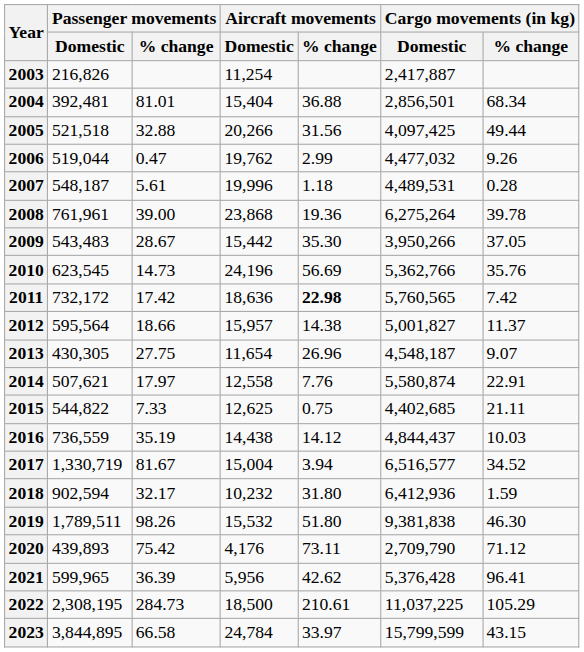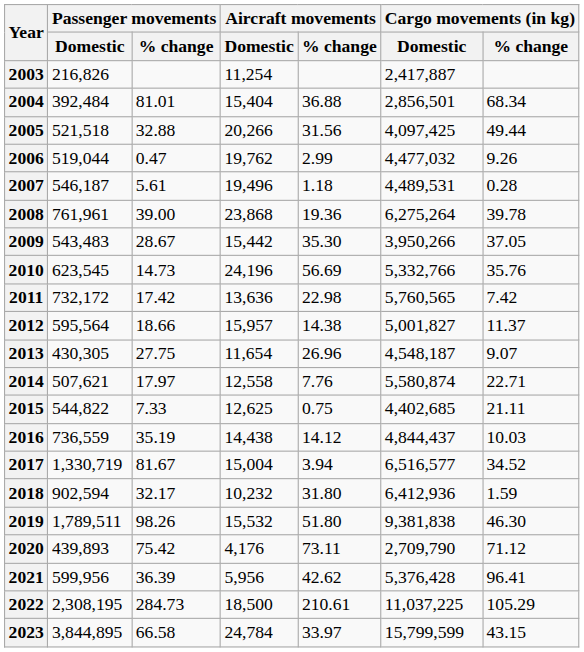(81, 102) 392,481 -> (81, 102) 392,484
(81, 185) 548,187 -> (81, 185) 546,187
(249, 185) 19,996 -> (249, 185) 19,496
(420, 269) 5,362,766 -> (420, 269) 5,332,766
(249, 297) 18,636 -> (249, 297) 13,636
(322, 297) bold -> (322, 297) normal
(506, 381) 22.91 -> (506, 381) 22.71
(81, 576) 599,965 -> (81, 576) 599,956
